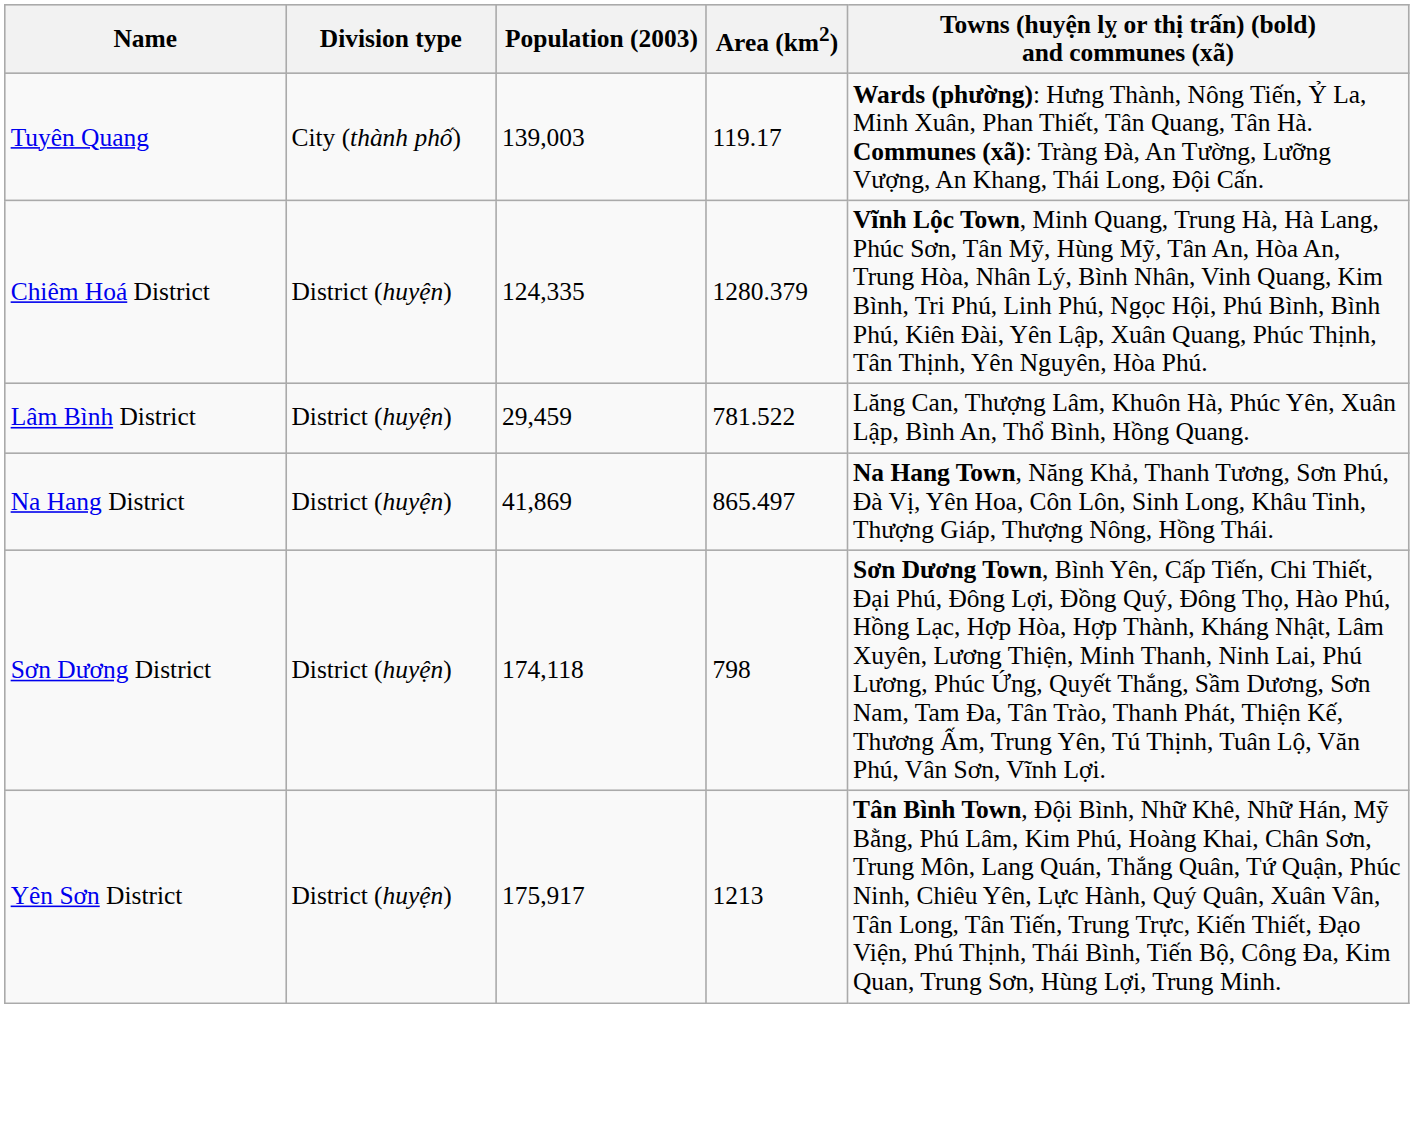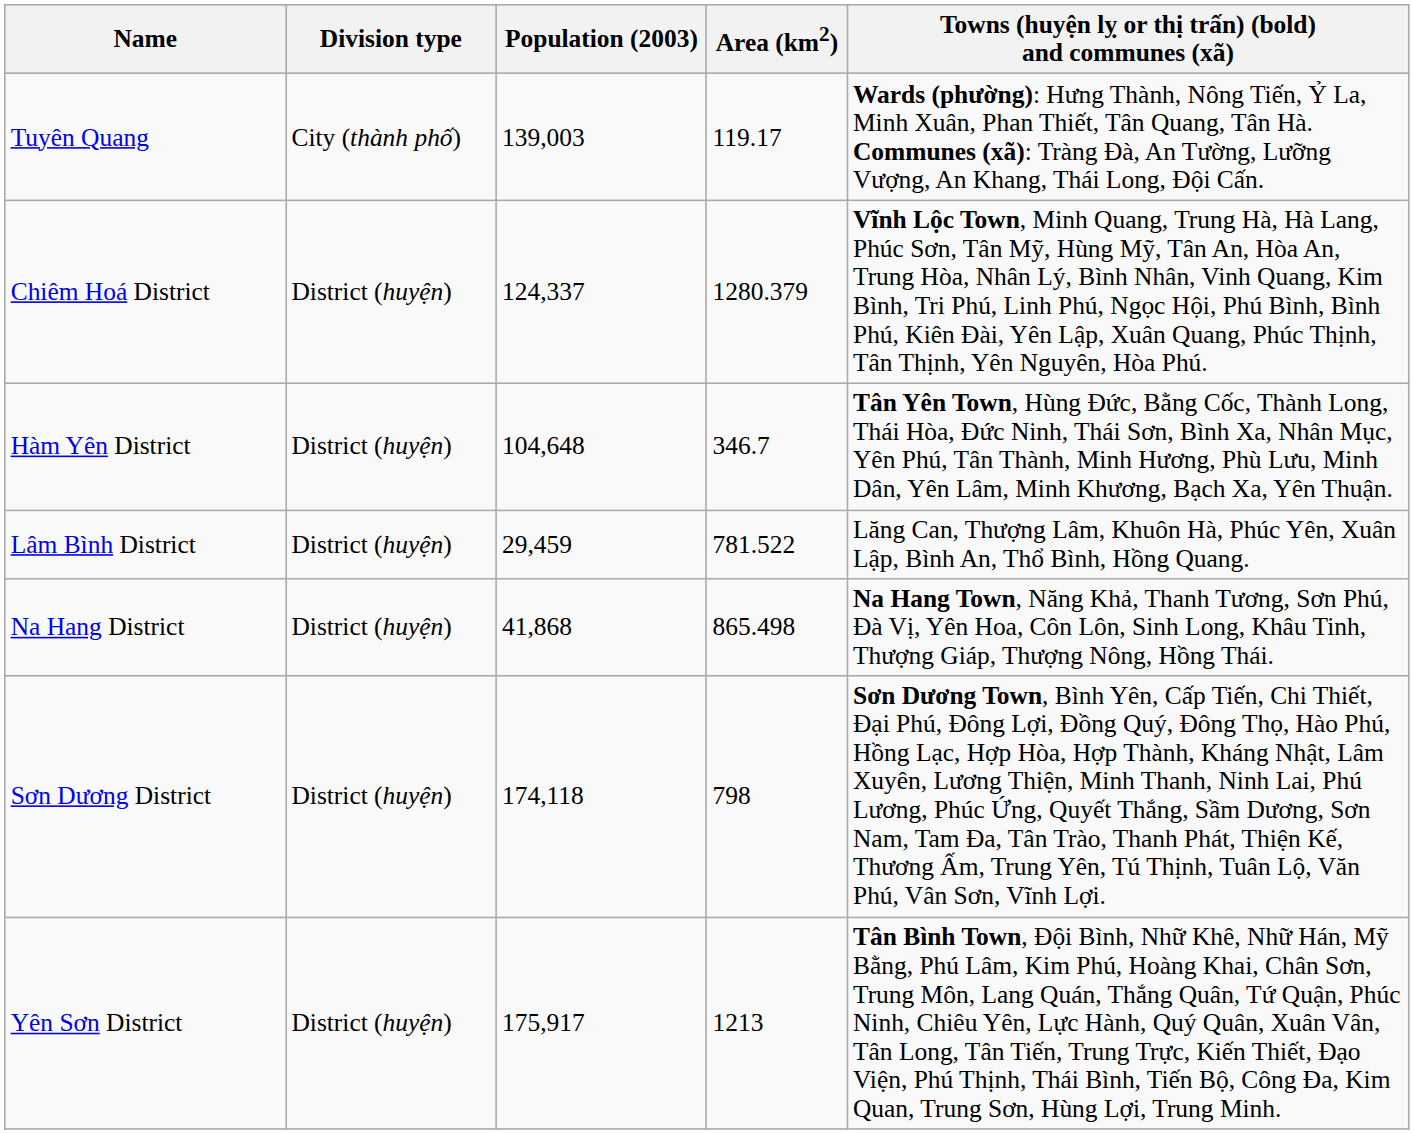(543, 291) 124,335 -> (543, 291) 124,337
+ row: (101, 446)
(537, 500) 41,869 -> (537, 627) 41,868
(754, 500) 865.497 -> (754, 627) 865.498
